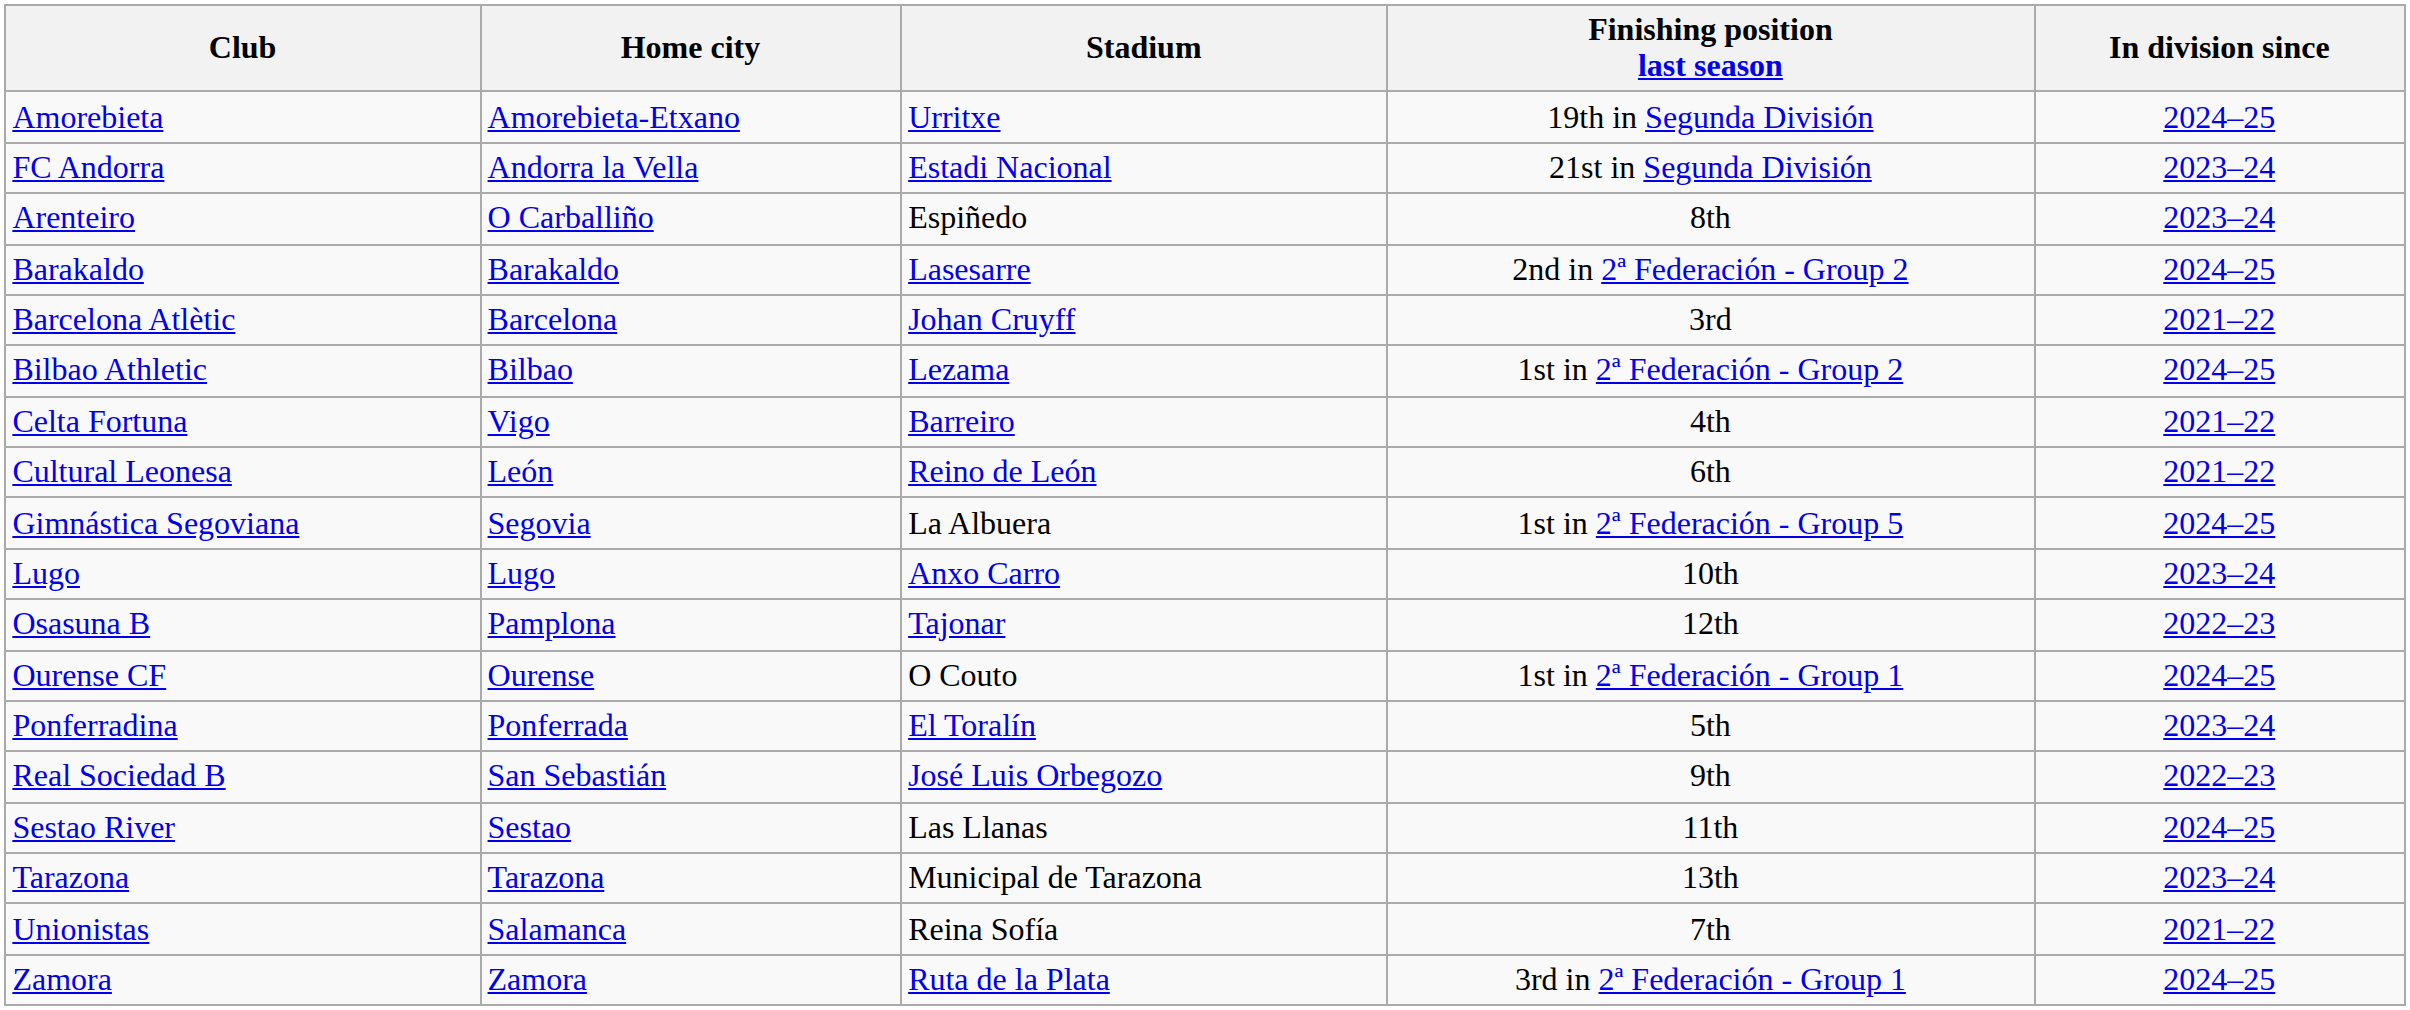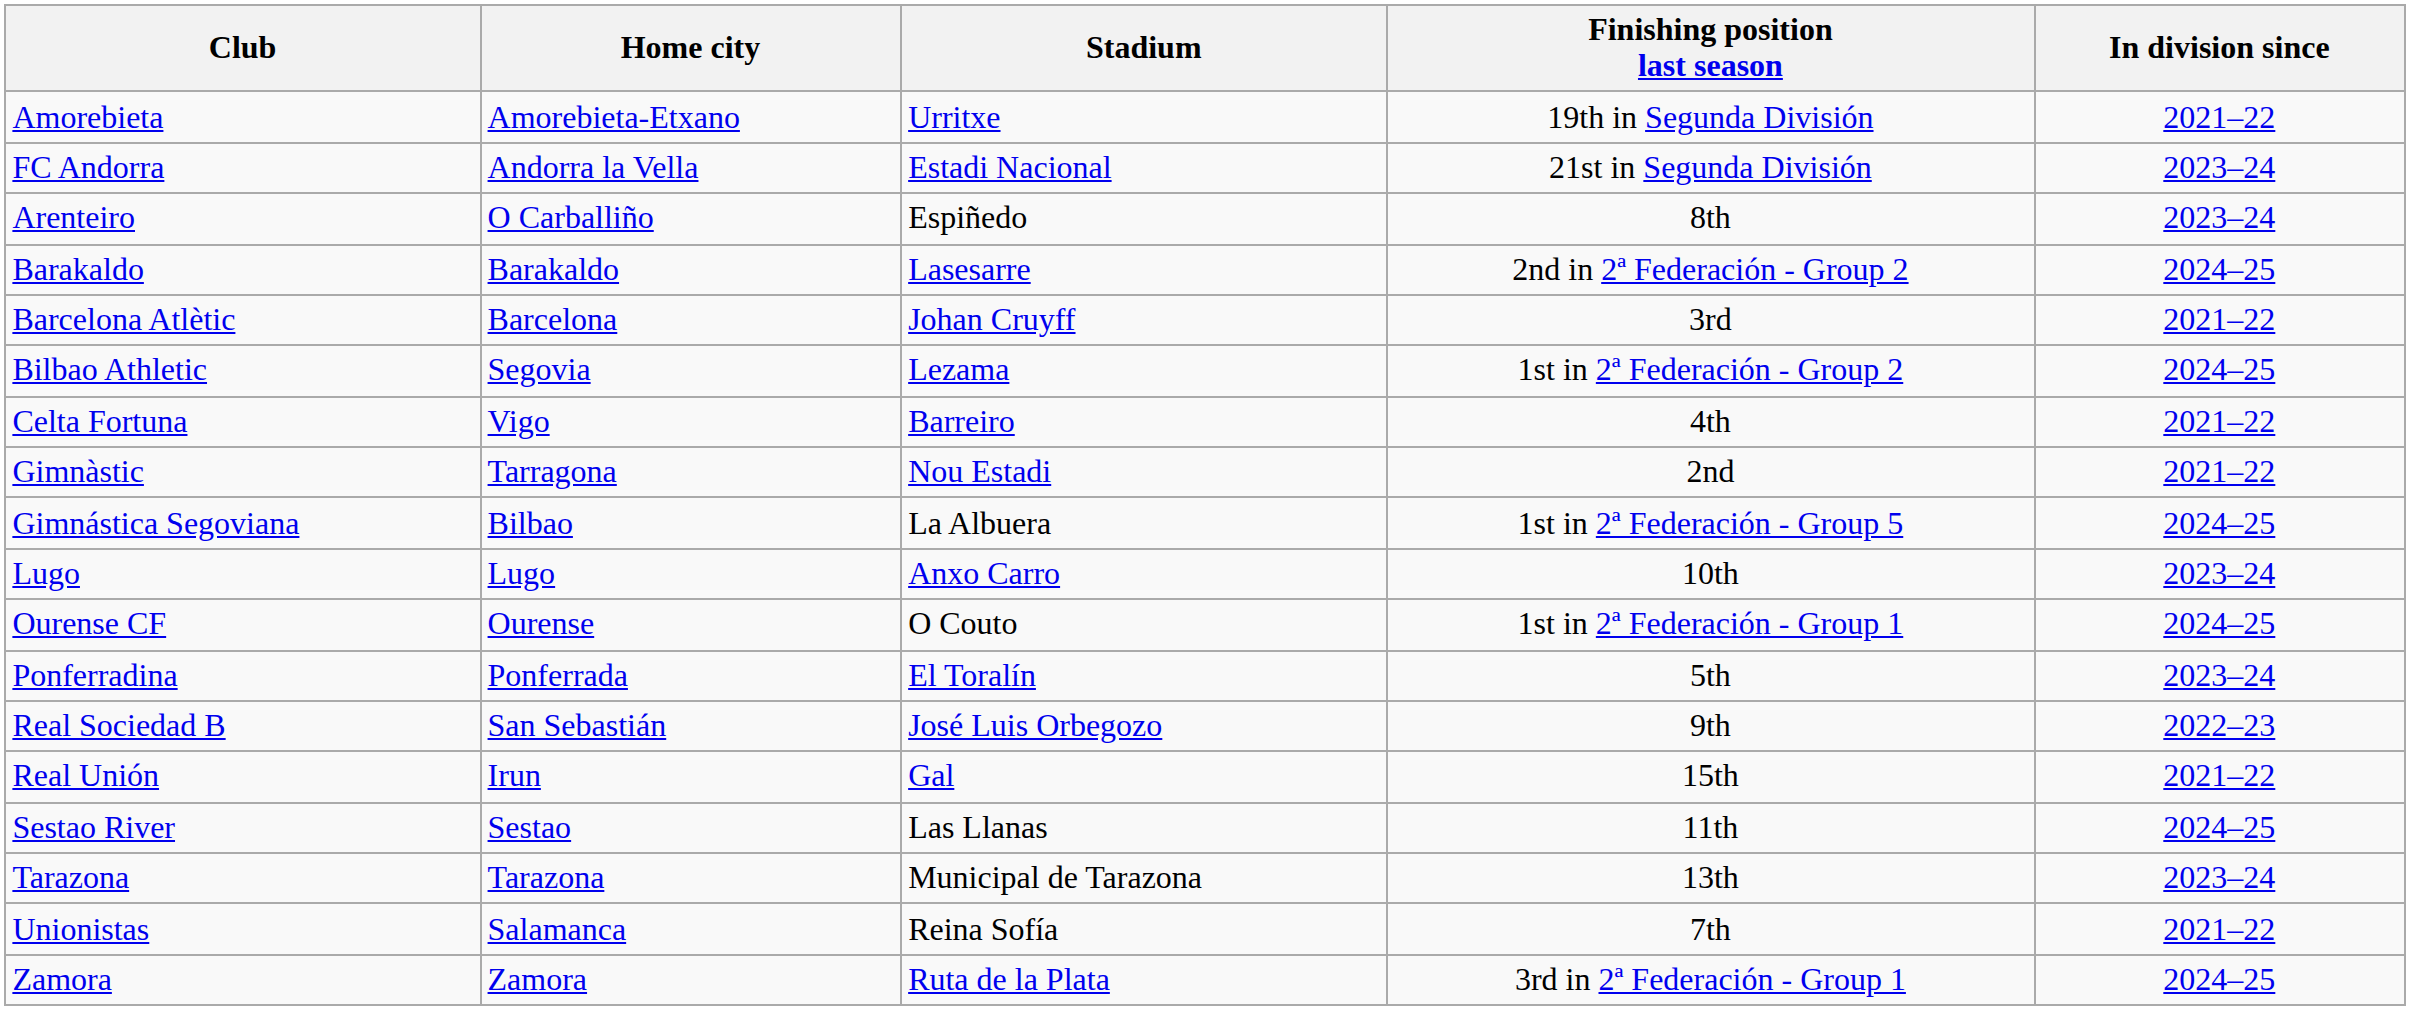(2219, 116) 2024–25 -> (2219, 116) 2021–22
(530, 370) Bilbao -> (539, 370) Segovia
- row: (122, 471)
+ row: (78, 471)
(539, 522) Segovia -> (530, 522) Bilbao
- row: (81, 624)
+ row: (86, 776)
